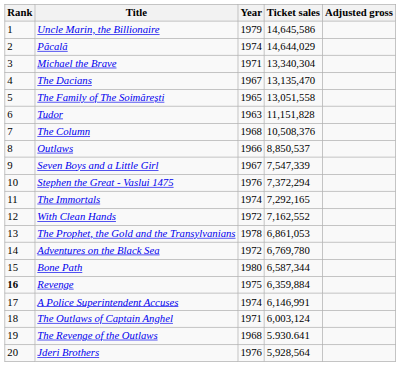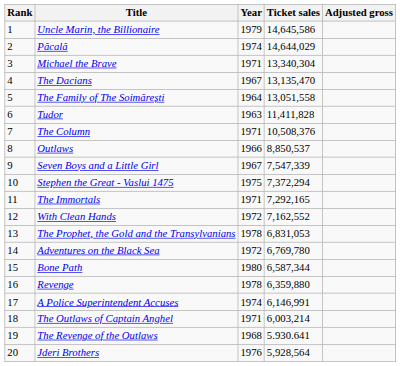(251, 98) 1965 -> (251, 98) 1964
(291, 115) 11,151,828 -> (291, 115) 11,411,828
(251, 132) 1968 -> (251, 132) 1971
(251, 183) 1976 -> (251, 183) 1975
(251, 200) 1974 -> (251, 200) 1971
(288, 234) 6,861,053 -> (288, 234) 6,831,053
(13, 285) bold -> (13, 285) normal
(251, 285) 1975 -> (251, 285) 1978
(288, 285) 6,359,884 -> (288, 285) 6,359,880
(288, 319) 6,003,124 -> (288, 319) 6,003,214
